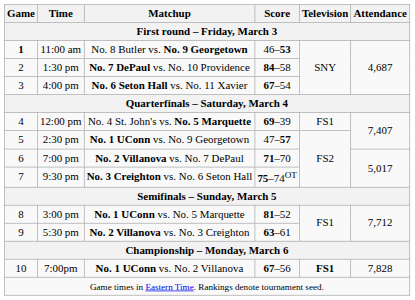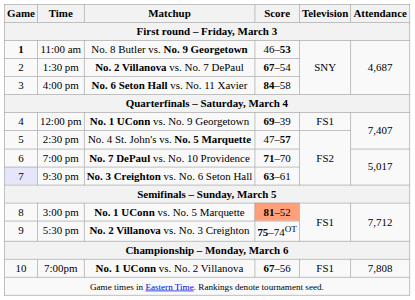(169, 67) No. 7 DePaul vs. No. 10 Providence -> (169, 67) No. 2 Villanova vs. No. 7 DePaul
(277, 67) 84–58 -> (277, 67) 67–54
(277, 85) 67–54 -> (277, 85) 84–58
(169, 121) No. 4 St. John's vs. No. 5 Marquette -> (169, 121) No. 1 UConn vs. No. 9 Georgetown
(169, 140) No. 1 UConn vs. No. 9 Georgetown -> (169, 140) No. 4 St. John's vs. No. 5 Marquette
(169, 158) No. 2 Villanova vs. No. 7 DePaul -> (169, 158) No. 7 DePaul vs. No. 10 Providence
(21, 177) no background -> (21, 176) lavender background
(277, 177) 75–74OT -> (277, 176) 63–61
(277, 214) no background -> (277, 212) lightsalmon background
(277, 232) 63–61 -> (277, 231) 75–74OT
(325, 268) bold -> (325, 268) normal
(380, 268) 7,828 -> (380, 268) 7,808
